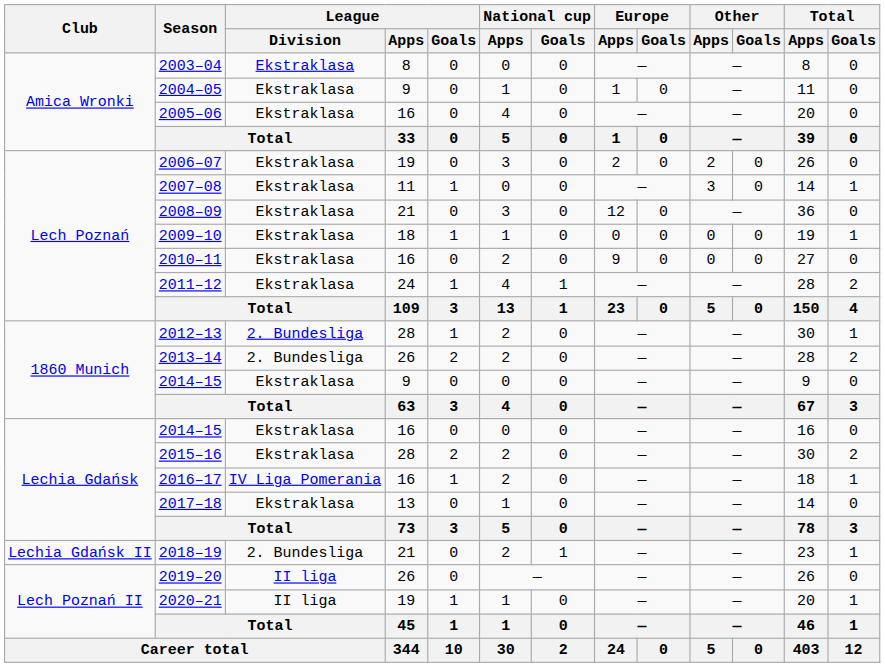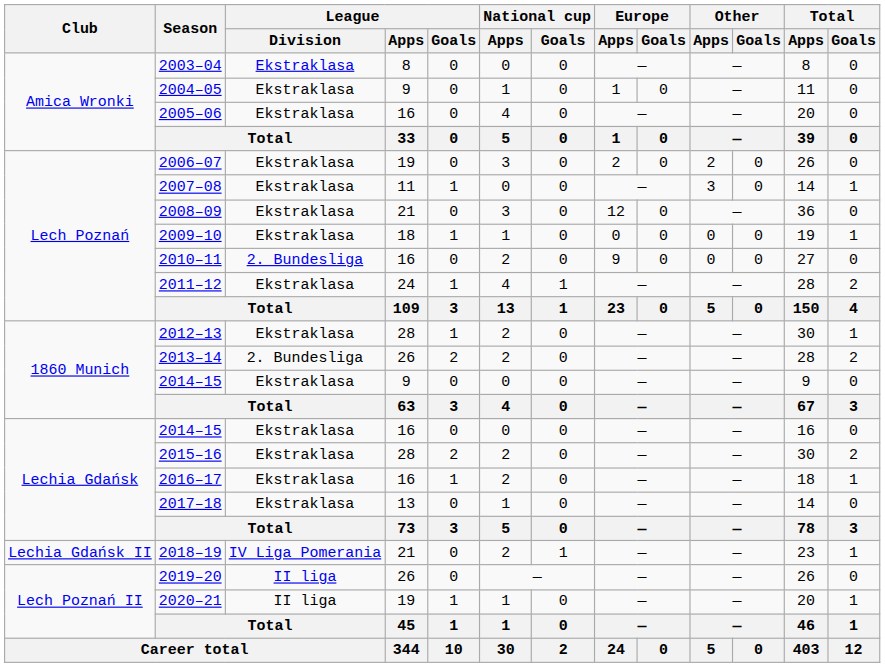(305, 260) Ekstraklasa -> (305, 260) 2. Bundesliga
(305, 334) 2. Bundesliga -> (305, 334) Ekstraklasa
(305, 480) IV Liga Pomerania -> (305, 480) Ekstraklasa
(305, 553) 2. Bundesliga -> (305, 553) IV Liga Pomerania
